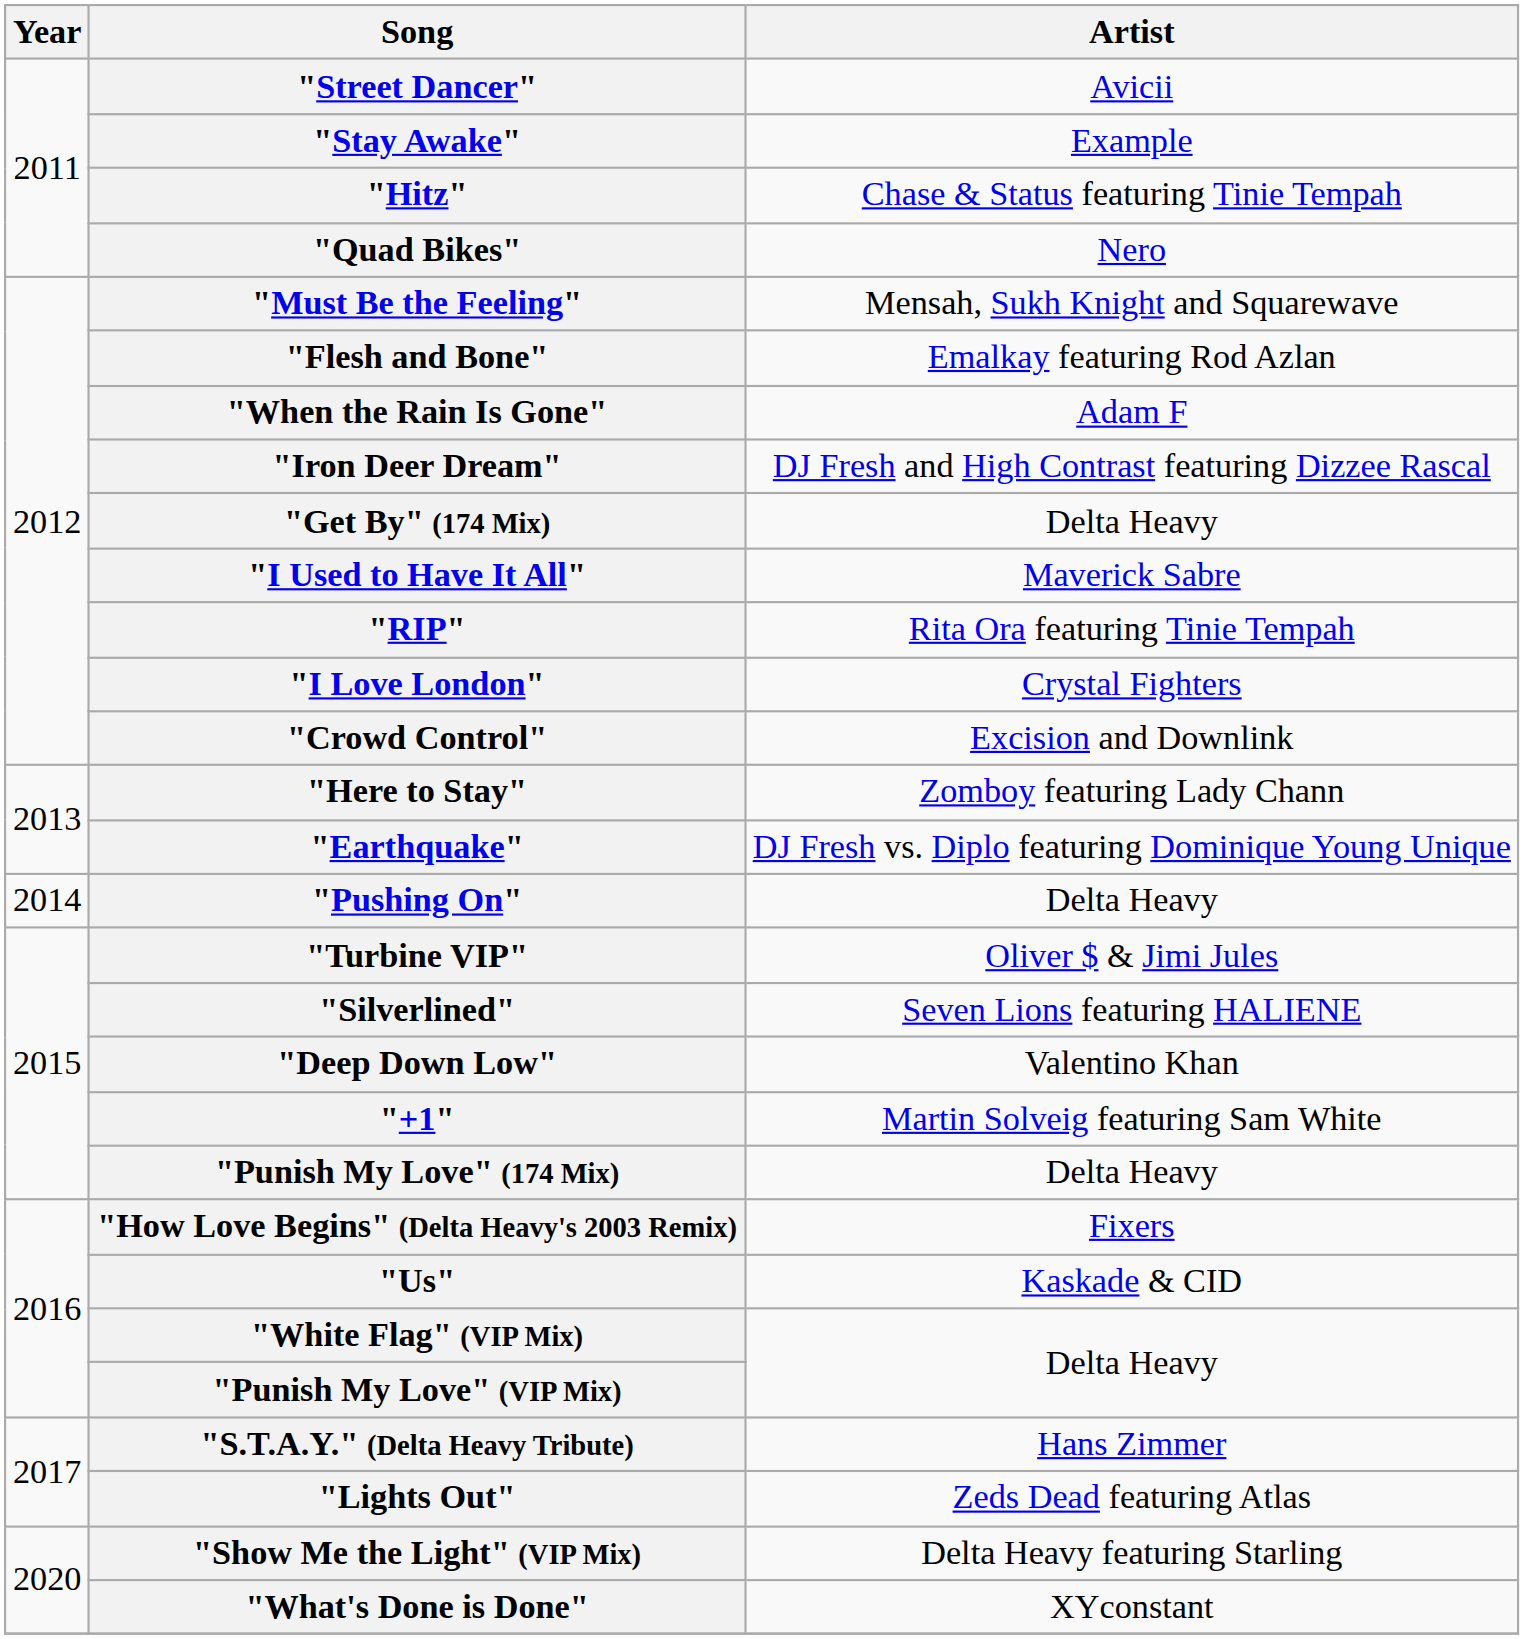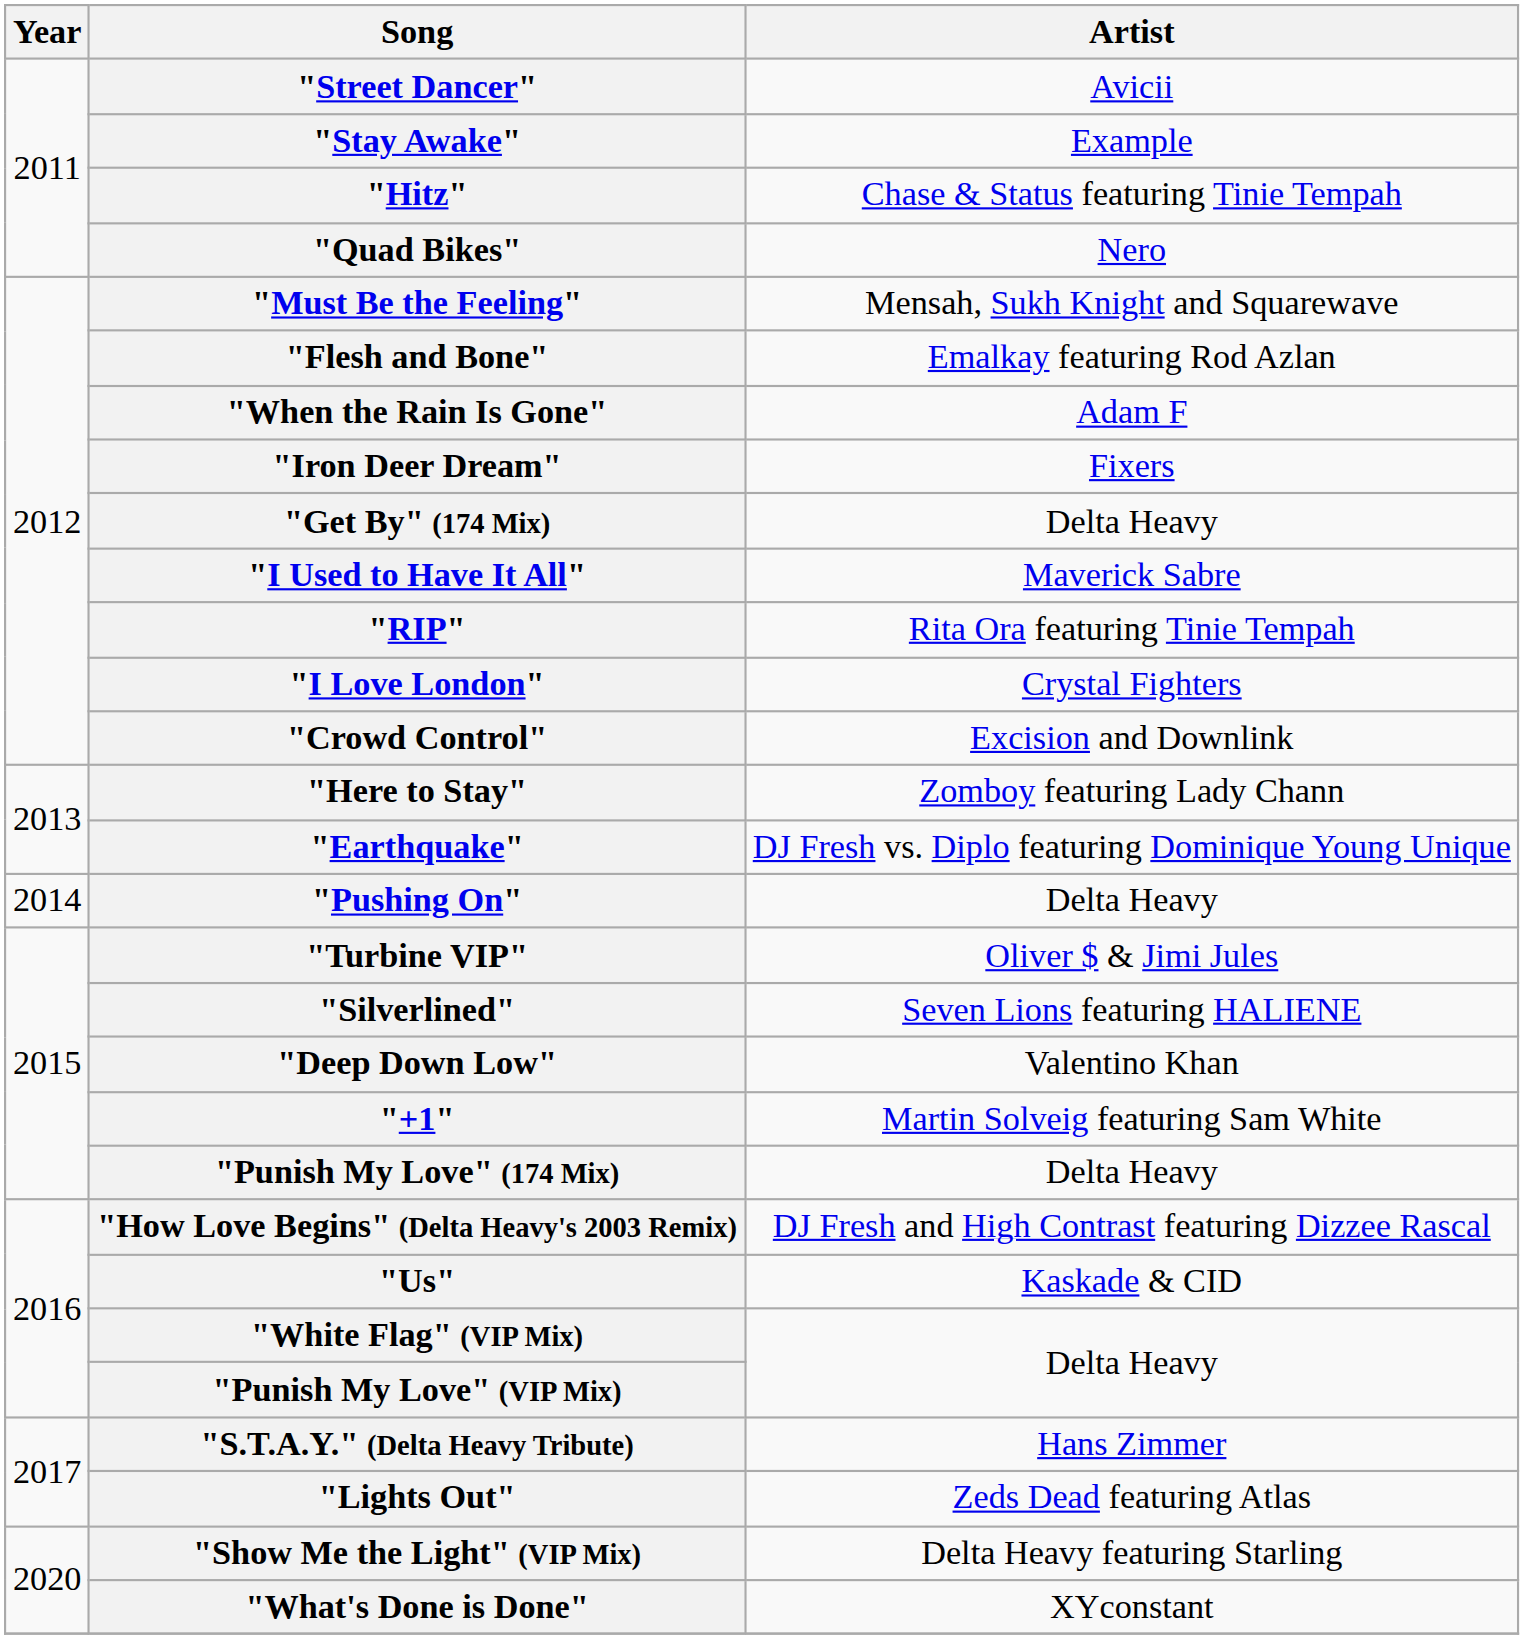(1132, 466) DJ Fresh and High Contrast featuring Dizzee Rascal -> (1132, 466) Fixers
(1132, 1226) Fixers -> (1132, 1226) DJ Fresh and High Contrast featuring Dizzee Rascal
